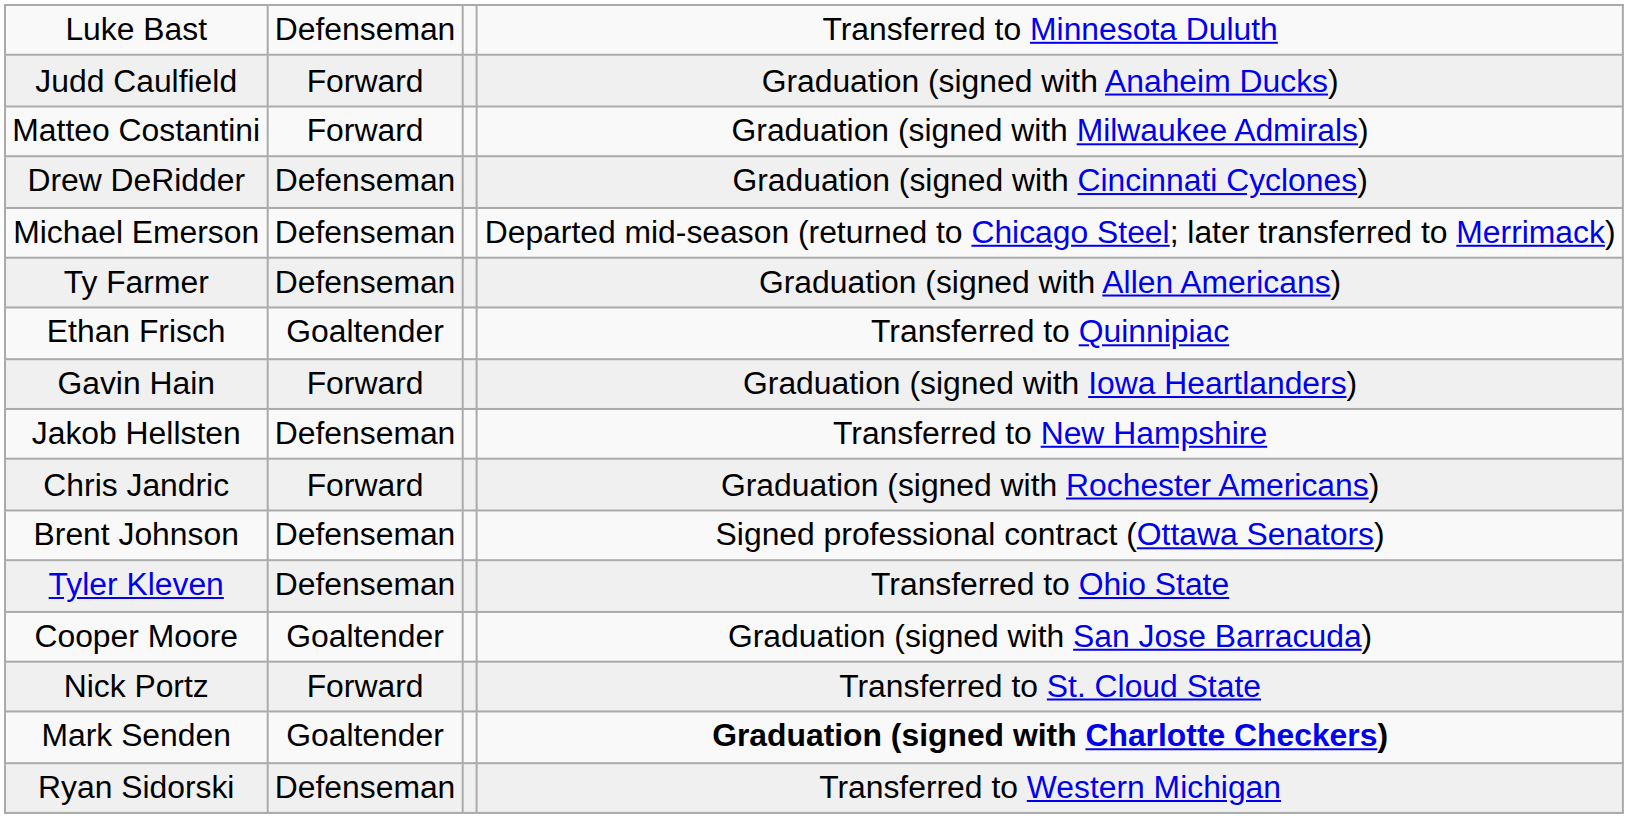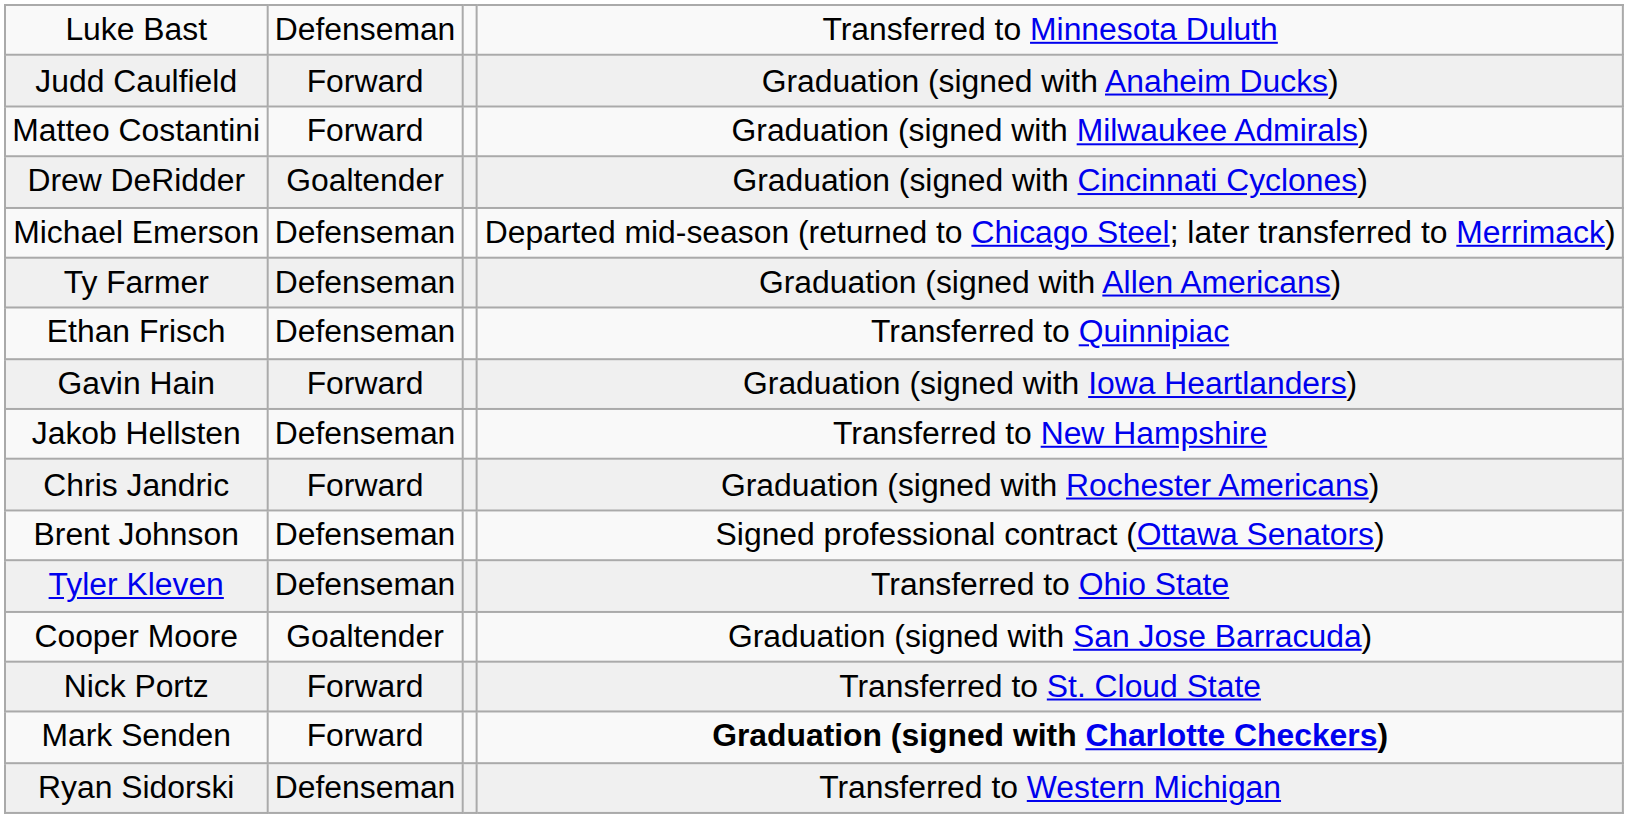(365, 181) Defenseman -> (365, 181) Goaltender
(365, 332) Goaltender -> (365, 332) Defenseman
(365, 736) Goaltender -> (365, 736) Forward
